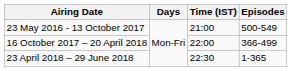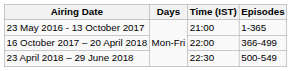(259, 27) 500-549 -> (254, 27) 1-365
(254, 58) 1-365 -> (259, 58) 500-549
